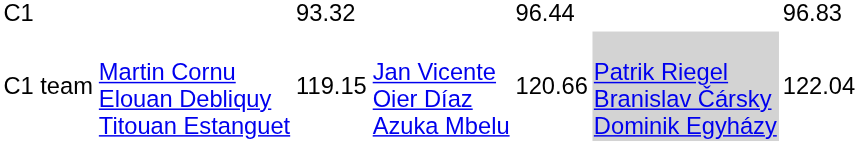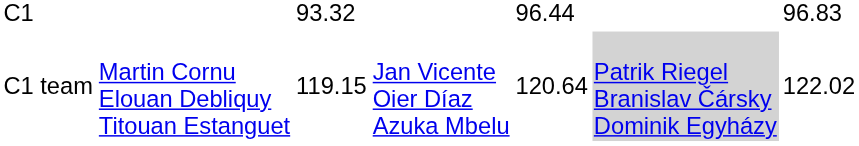(552, 86) 120.66 -> (552, 86) 120.64
(819, 86) 122.04 -> (819, 86) 122.02
